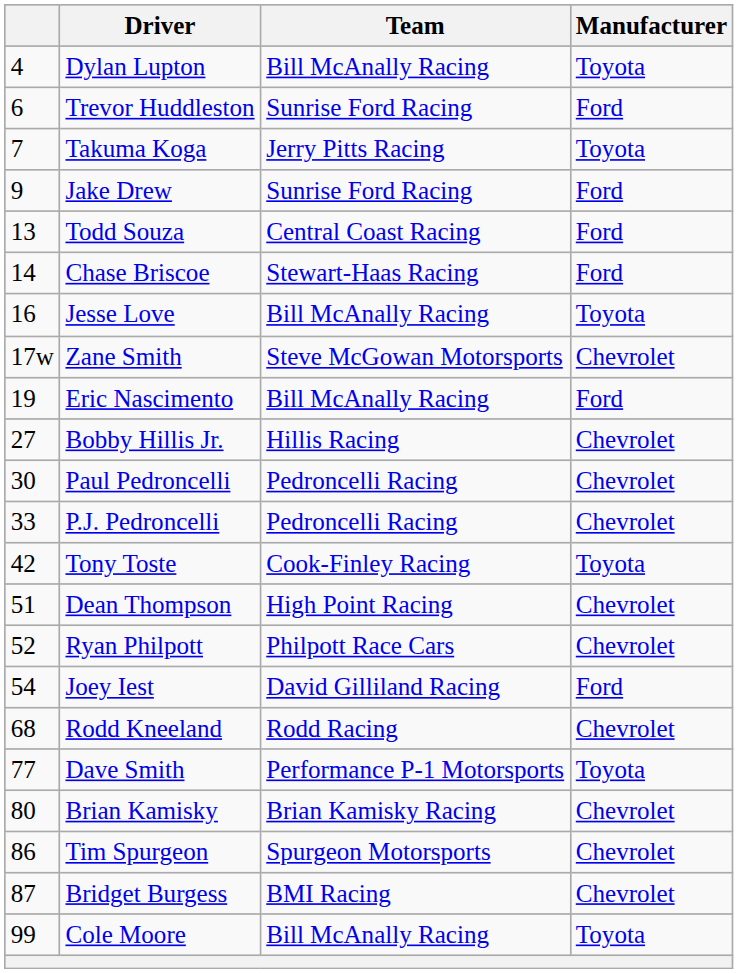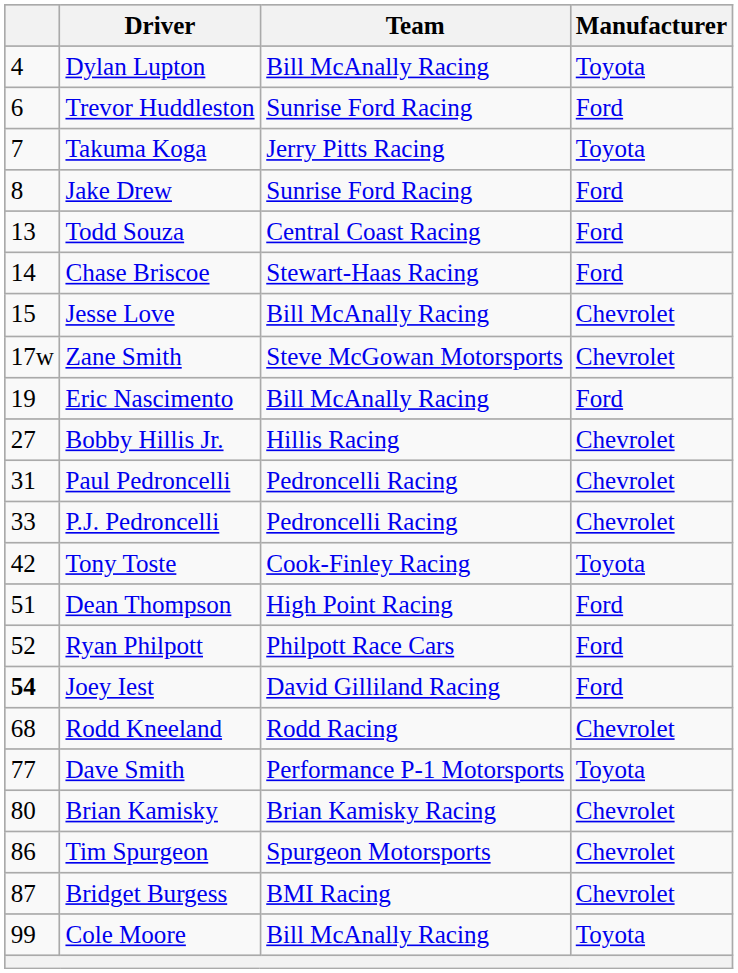(17, 190) 9 -> (17, 190) 8
(23, 314) 16 -> (23, 314) 15
(610, 314) Toyota -> (625, 314) Chevrolet
(23, 480) 30 -> (23, 480) 31
(625, 604) Chevrolet -> (599, 604) Ford
(625, 645) Chevrolet -> (599, 645) Ford
(23, 687) normal -> (23, 687) bold
